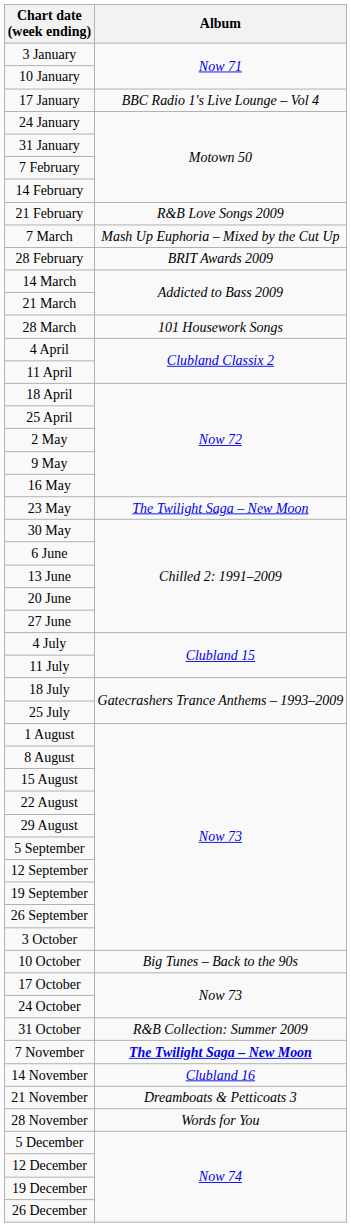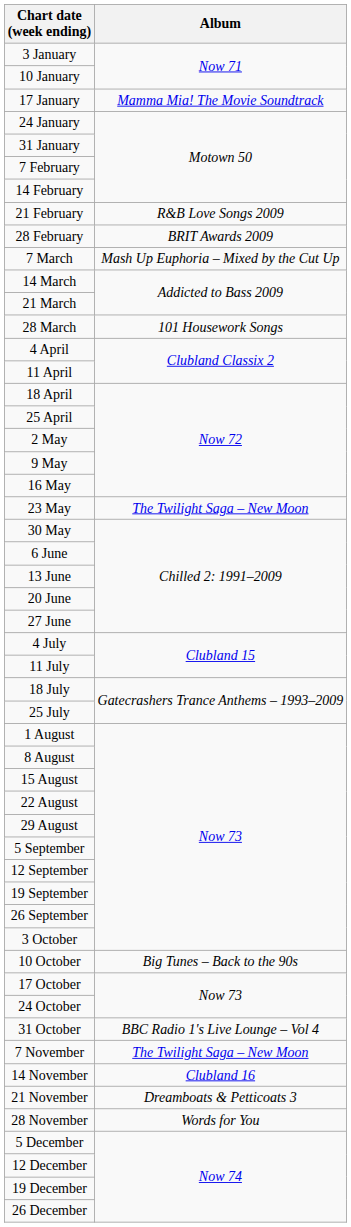(220, 99) BBC Radio 1's Live Lounge – Vol 4 -> (220, 99) Mamma Mia! The Movie Soundtrack
rows swapped: (49, 258) <-> (49, 235)
(220, 1028) R&B Collection: Summer 2009 -> (220, 1028) BBC Radio 1's Live Lounge – Vol 4
(220, 1051) bold -> (220, 1051) normal
